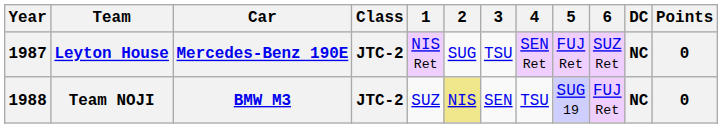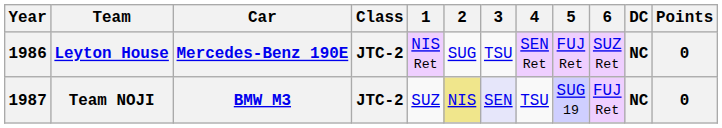(28, 54) 1987 -> (28, 54) 1986
(28, 100) 1988 -> (28, 100) 1987
(498, 100) no background -> (498, 100) lavender background
